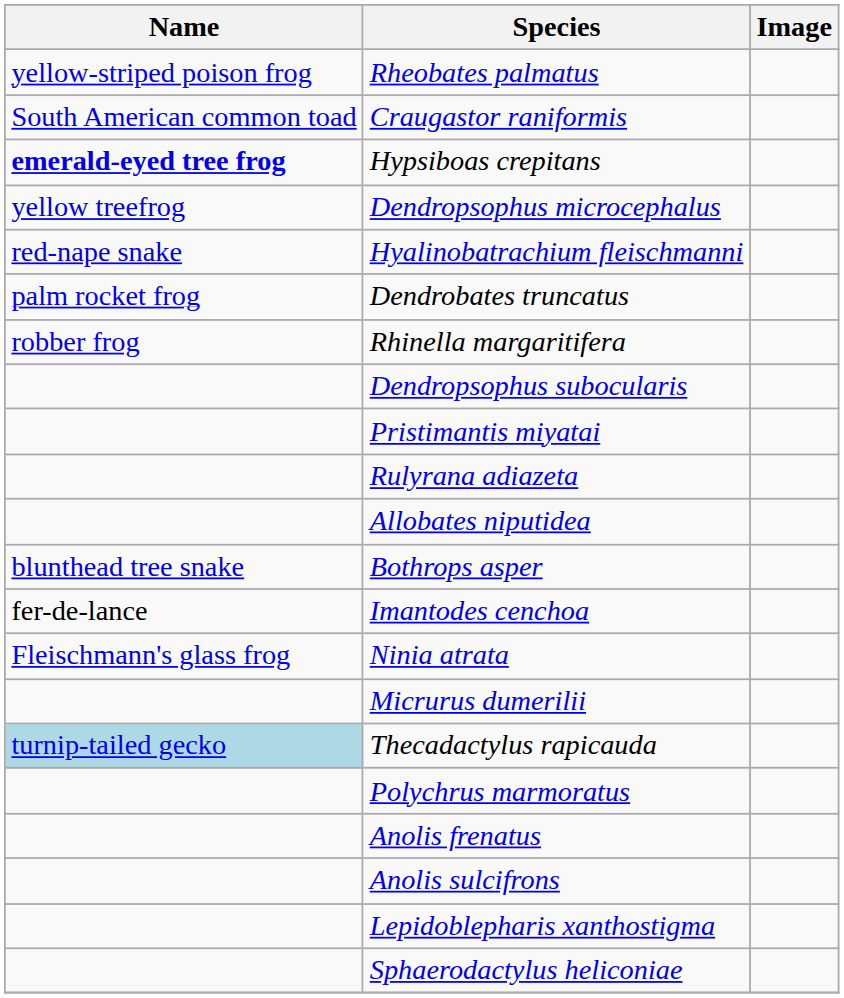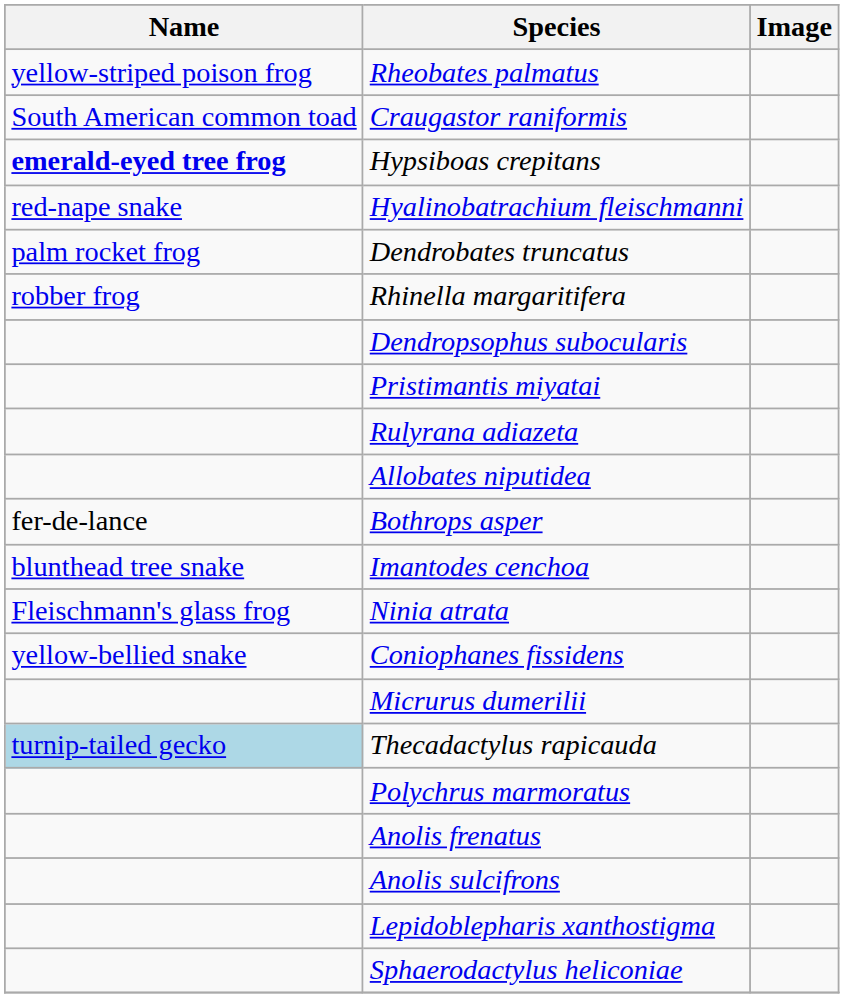- row: (545, 206)
(128, 565) blunthead tree snake -> (80, 521) fer-de-lance
(80, 610) fer-de-lance -> (128, 565) blunthead tree snake
+ row: (497, 655)
